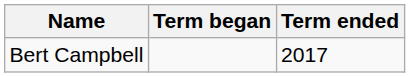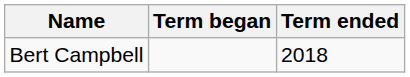(304, 54) 2017 -> (304, 54) 2018
